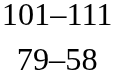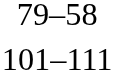rows swapped: (57, 59) <-> (57, 14)
